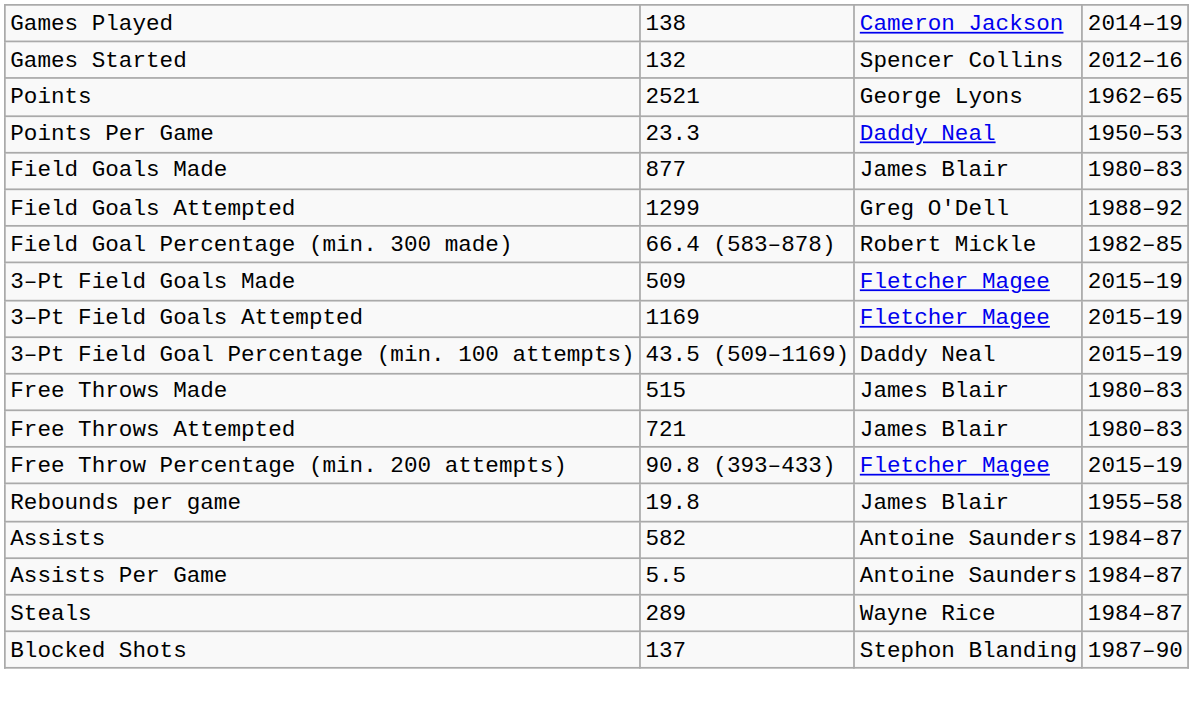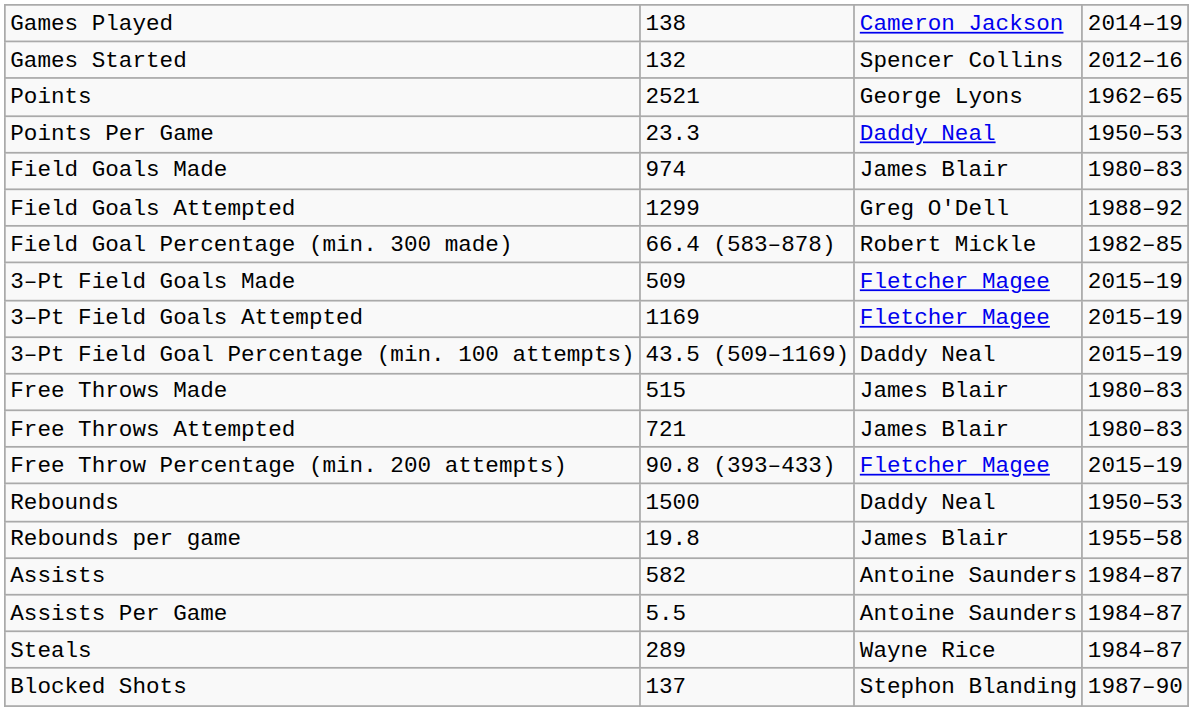(666, 171) 877 -> (666, 171) 974
+ row: (65, 503)
